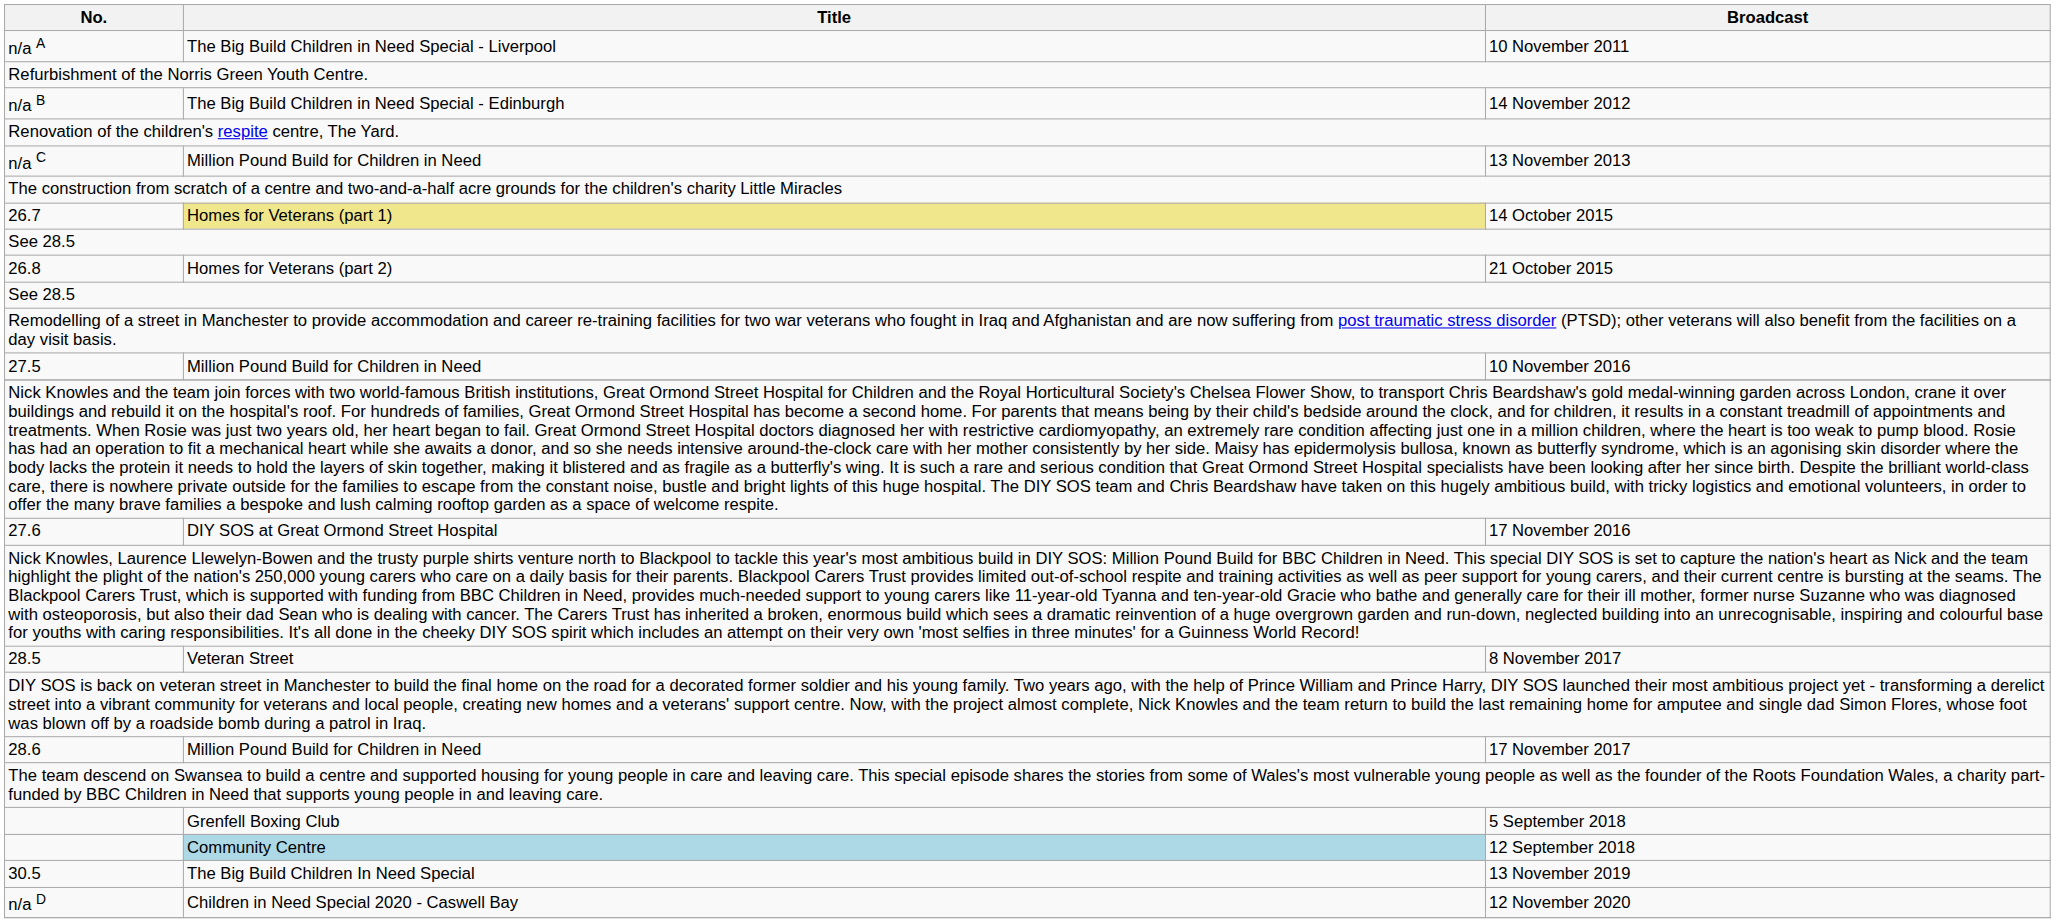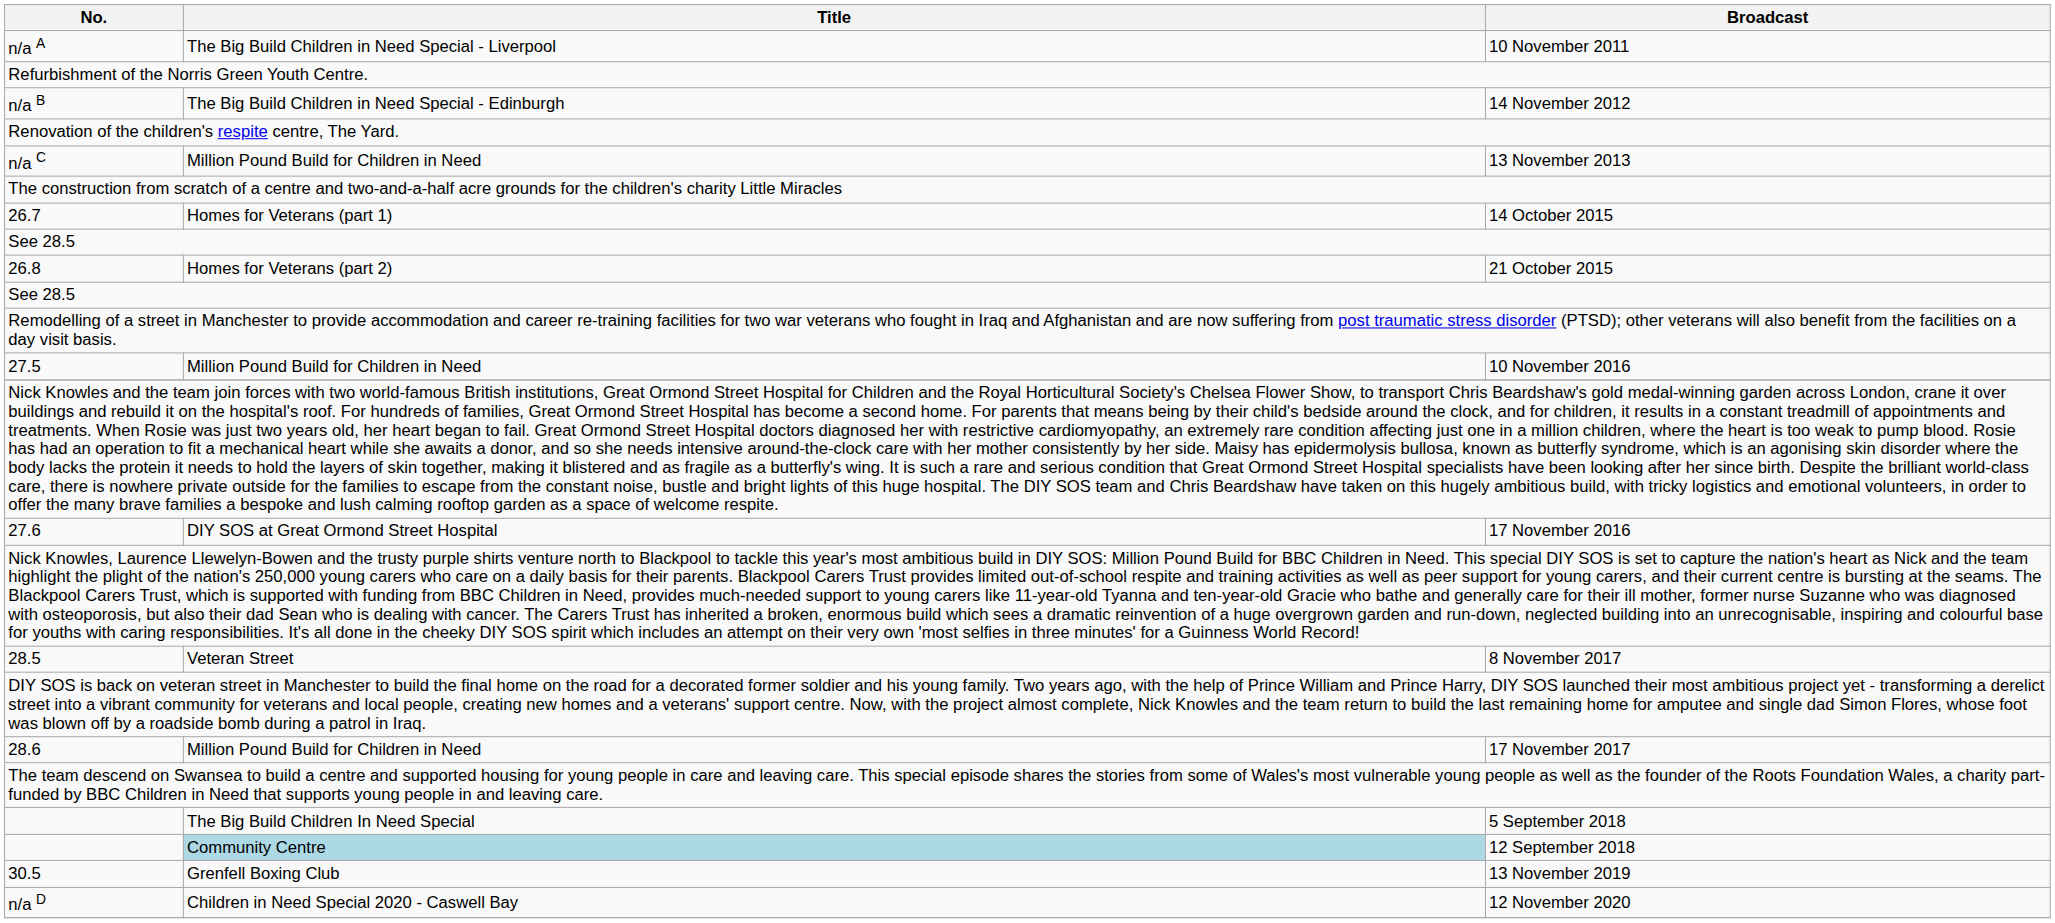(290, 215) khaki background -> (290, 215) no background
(263, 821) Grenfell Boxing Club -> (331, 821) The Big Build Children In Need Special
(331, 873) The Big Build Children In Need Special -> (263, 873) Grenfell Boxing Club
